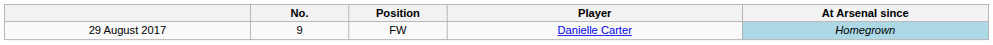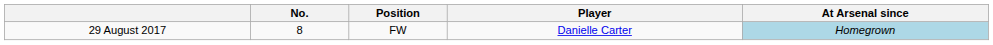(300, 30) 9 -> (300, 30) 8
